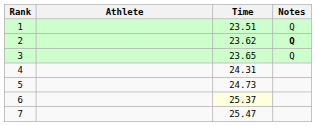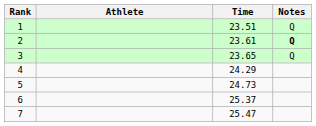(243, 41) 23.62 -> (243, 41) 23.61
(243, 70) 24.31 -> (243, 70) 24.29
(243, 99) lightyellow background -> (243, 99) no background
